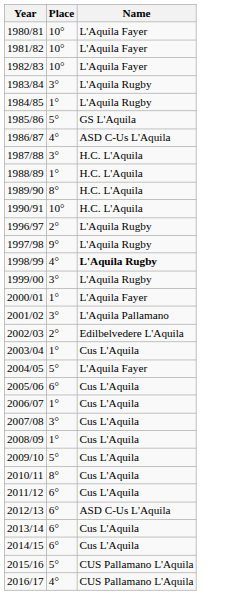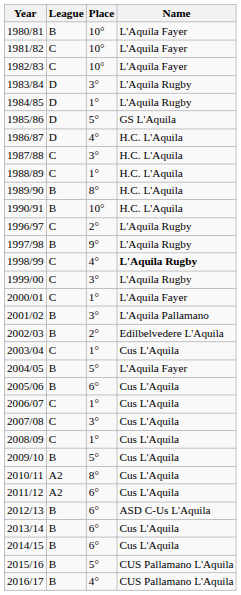+ column: (66, 13)
(125, 137) ASD C-Us L'Aquila -> (151, 137) H.C. L'Aquila
